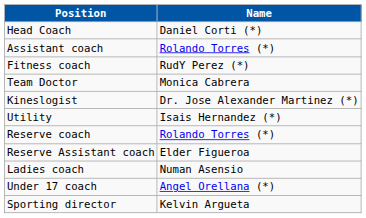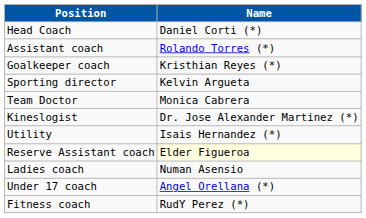+ row: (58, 65)
rows swapped: (49, 65) <-> (62, 204)
- row: (49, 135)
(205, 152) no background -> (205, 152) lightyellow background
